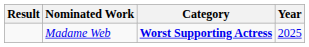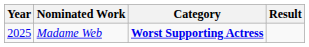columns swapped: (290, 14) <-> (23, 14)
